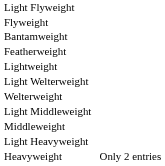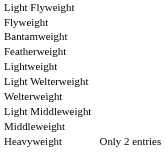- row: (46, 141)
